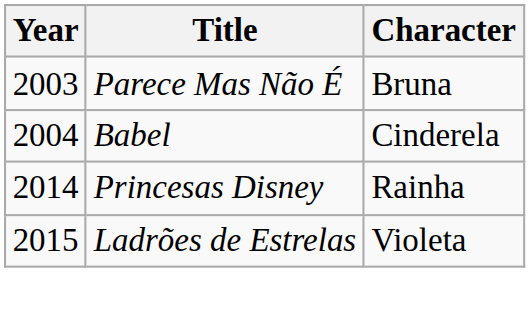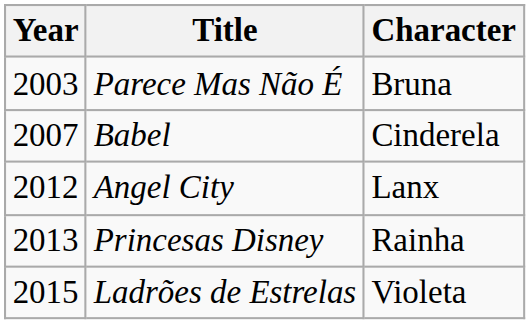(46, 135) 2004 -> (46, 135) 2007
+ row: (164, 187)
(46, 187) 2014 -> (46, 239) 2013
